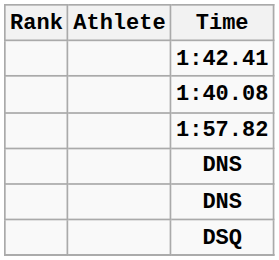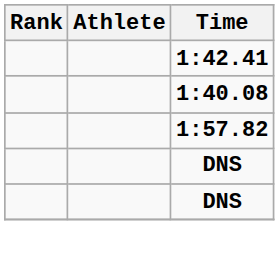- row: (36, 238)
